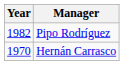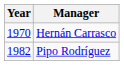rows swapped: (76, 51) <-> (73, 32)
